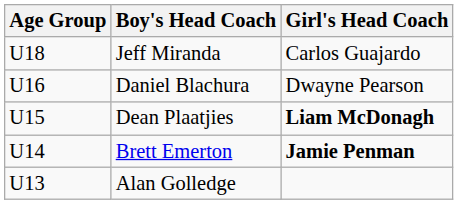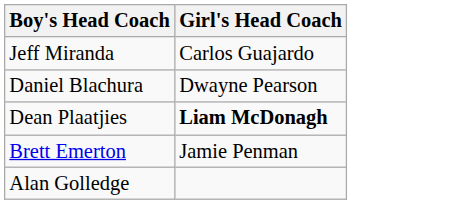- column: (58, 20)
(350, 150) bold -> (239, 150) normal
